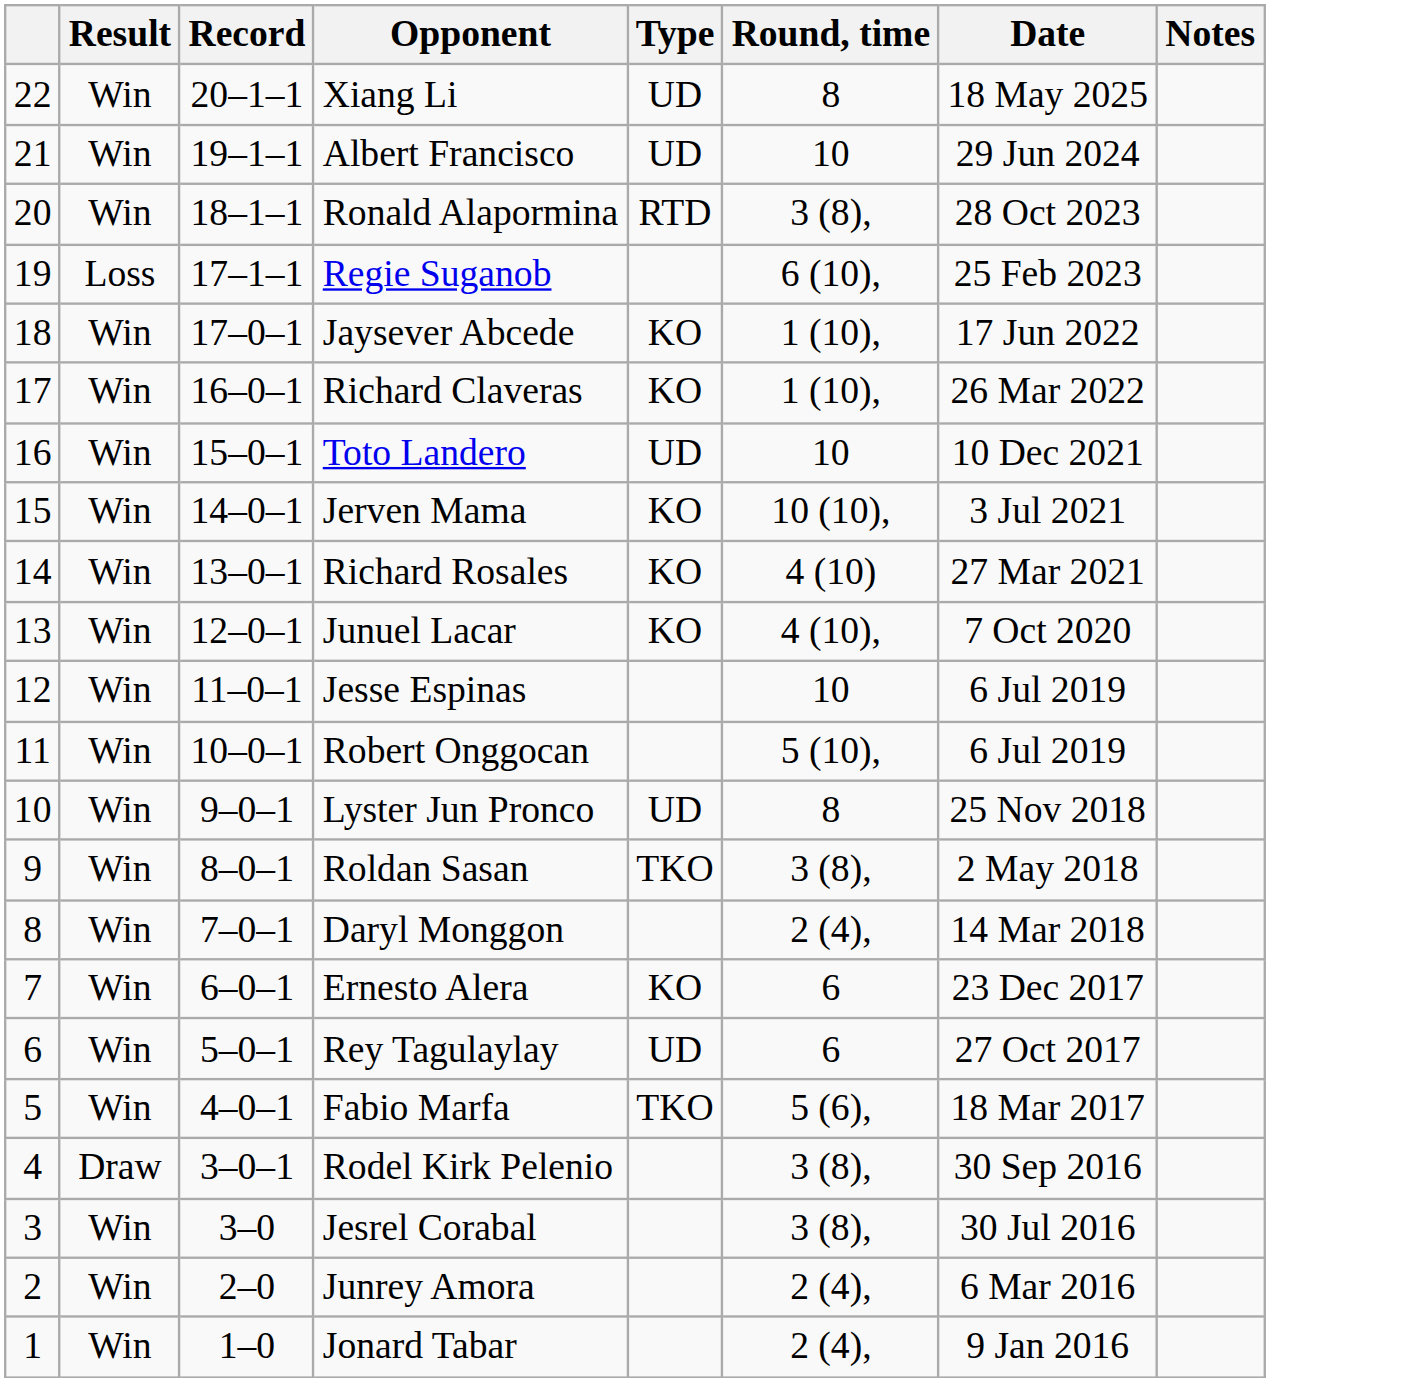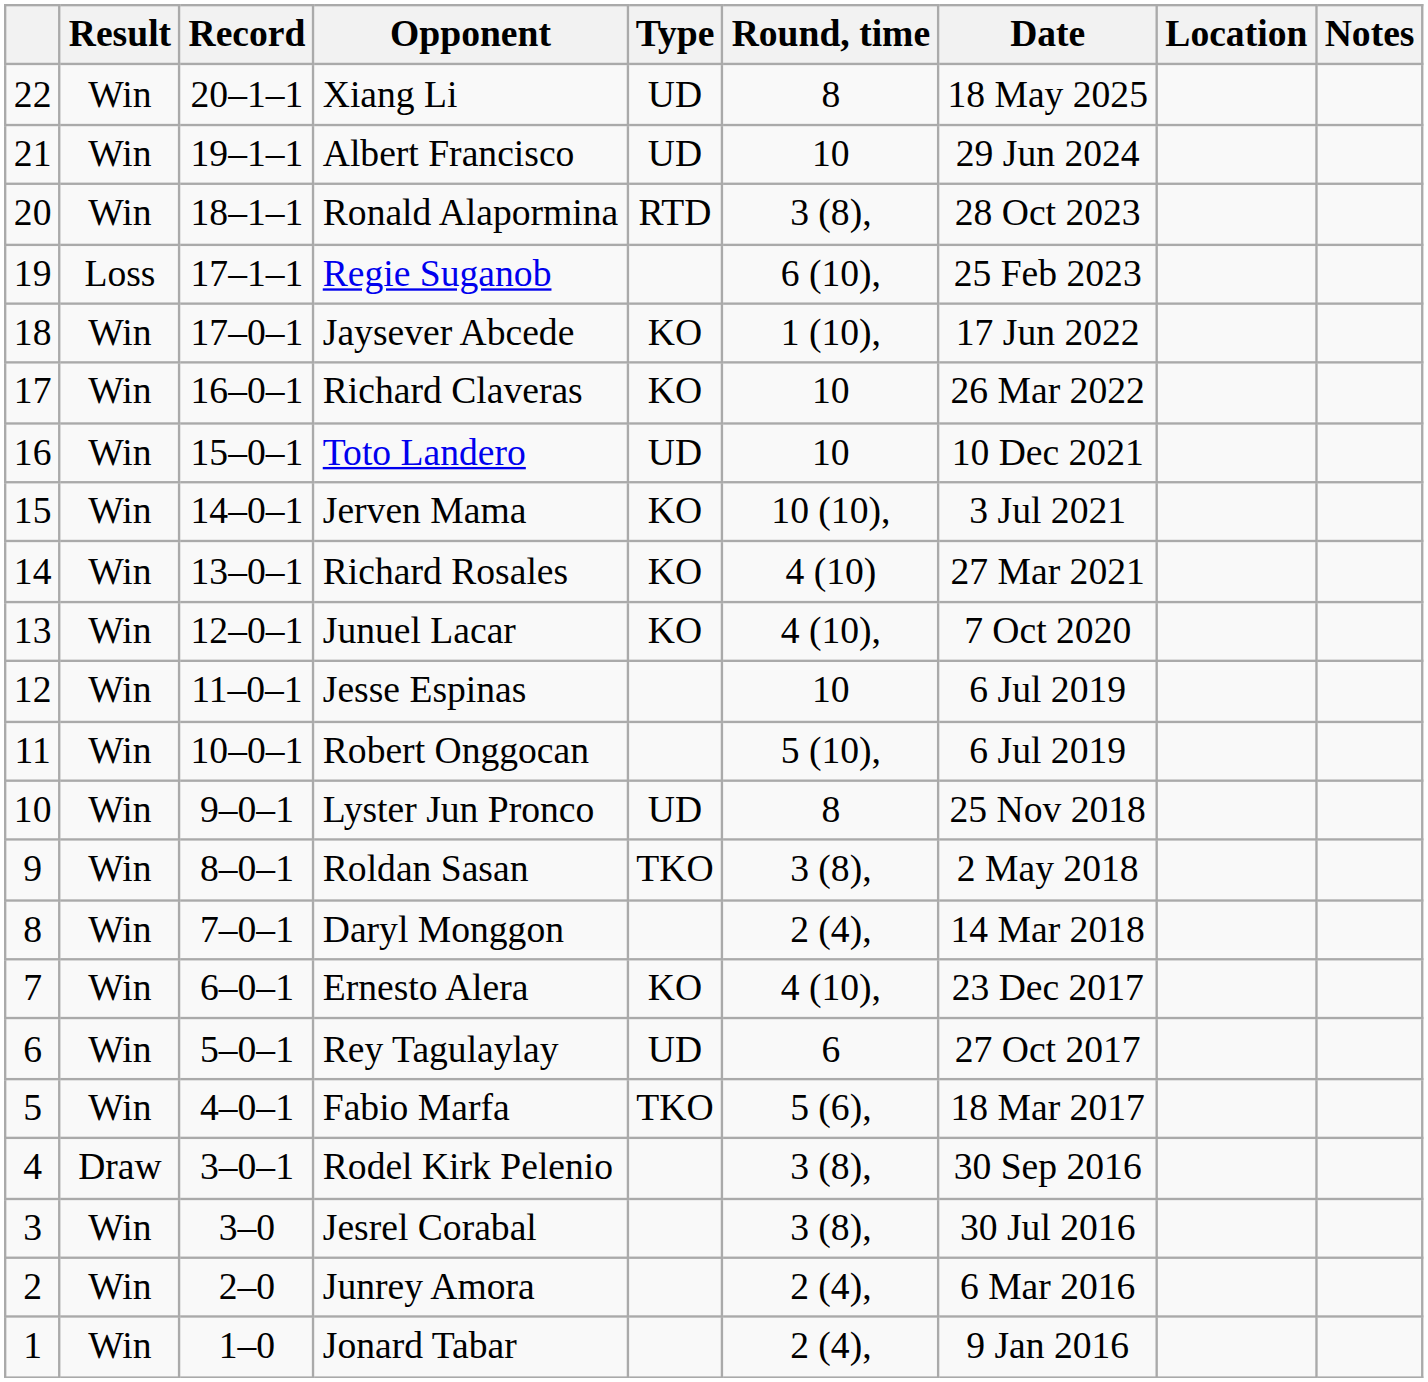+ column: (1236, 34)
(831, 392) 1 (10), -> (831, 392) 10
(831, 988) 6 -> (831, 988) 4 (10),
